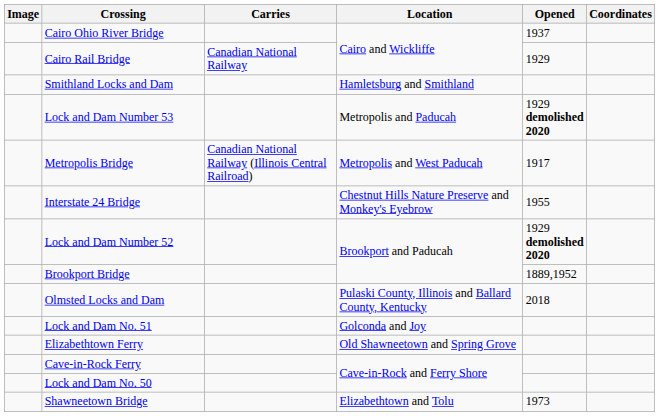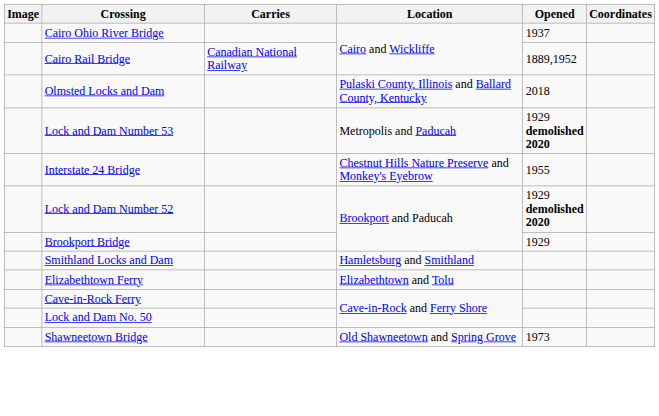(538, 58) 1929 -> (551, 58) 1889,1952
rows swapped: (104, 300) <-> (109, 84)
- row: (89, 163)
(551, 274) 1889,1952 -> (538, 241) 1929
- row: (98, 325)
(428, 344) Old Shawneetown and Spring Grove -> (397, 279) Elizabethtown and Tolu
(397, 401) Elizabethtown and Tolu -> (428, 336) Old Shawneetown and Spring Grove
